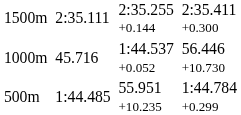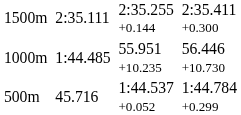(77, 57) 45.716 -> (83, 57) 1:44.485
(146, 57) 1:44.537 +0.052 -> (140, 57) 55.951 +10.235
(83, 96) 1:44.485 -> (77, 96) 45.716
(140, 96) 55.951 +10.235 -> (146, 96) 1:44.537 +0.052
